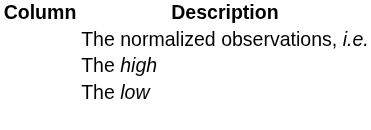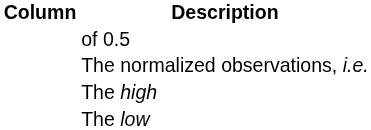+ row: (106, 39)
